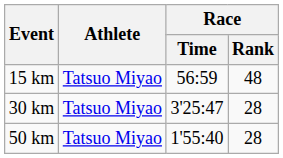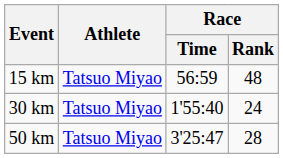(197, 108) 3'25:47 -> (197, 108) 1'55:40
(253, 108) 28 -> (253, 108) 24
(197, 138) 1'55:40 -> (197, 138) 3'25:47
